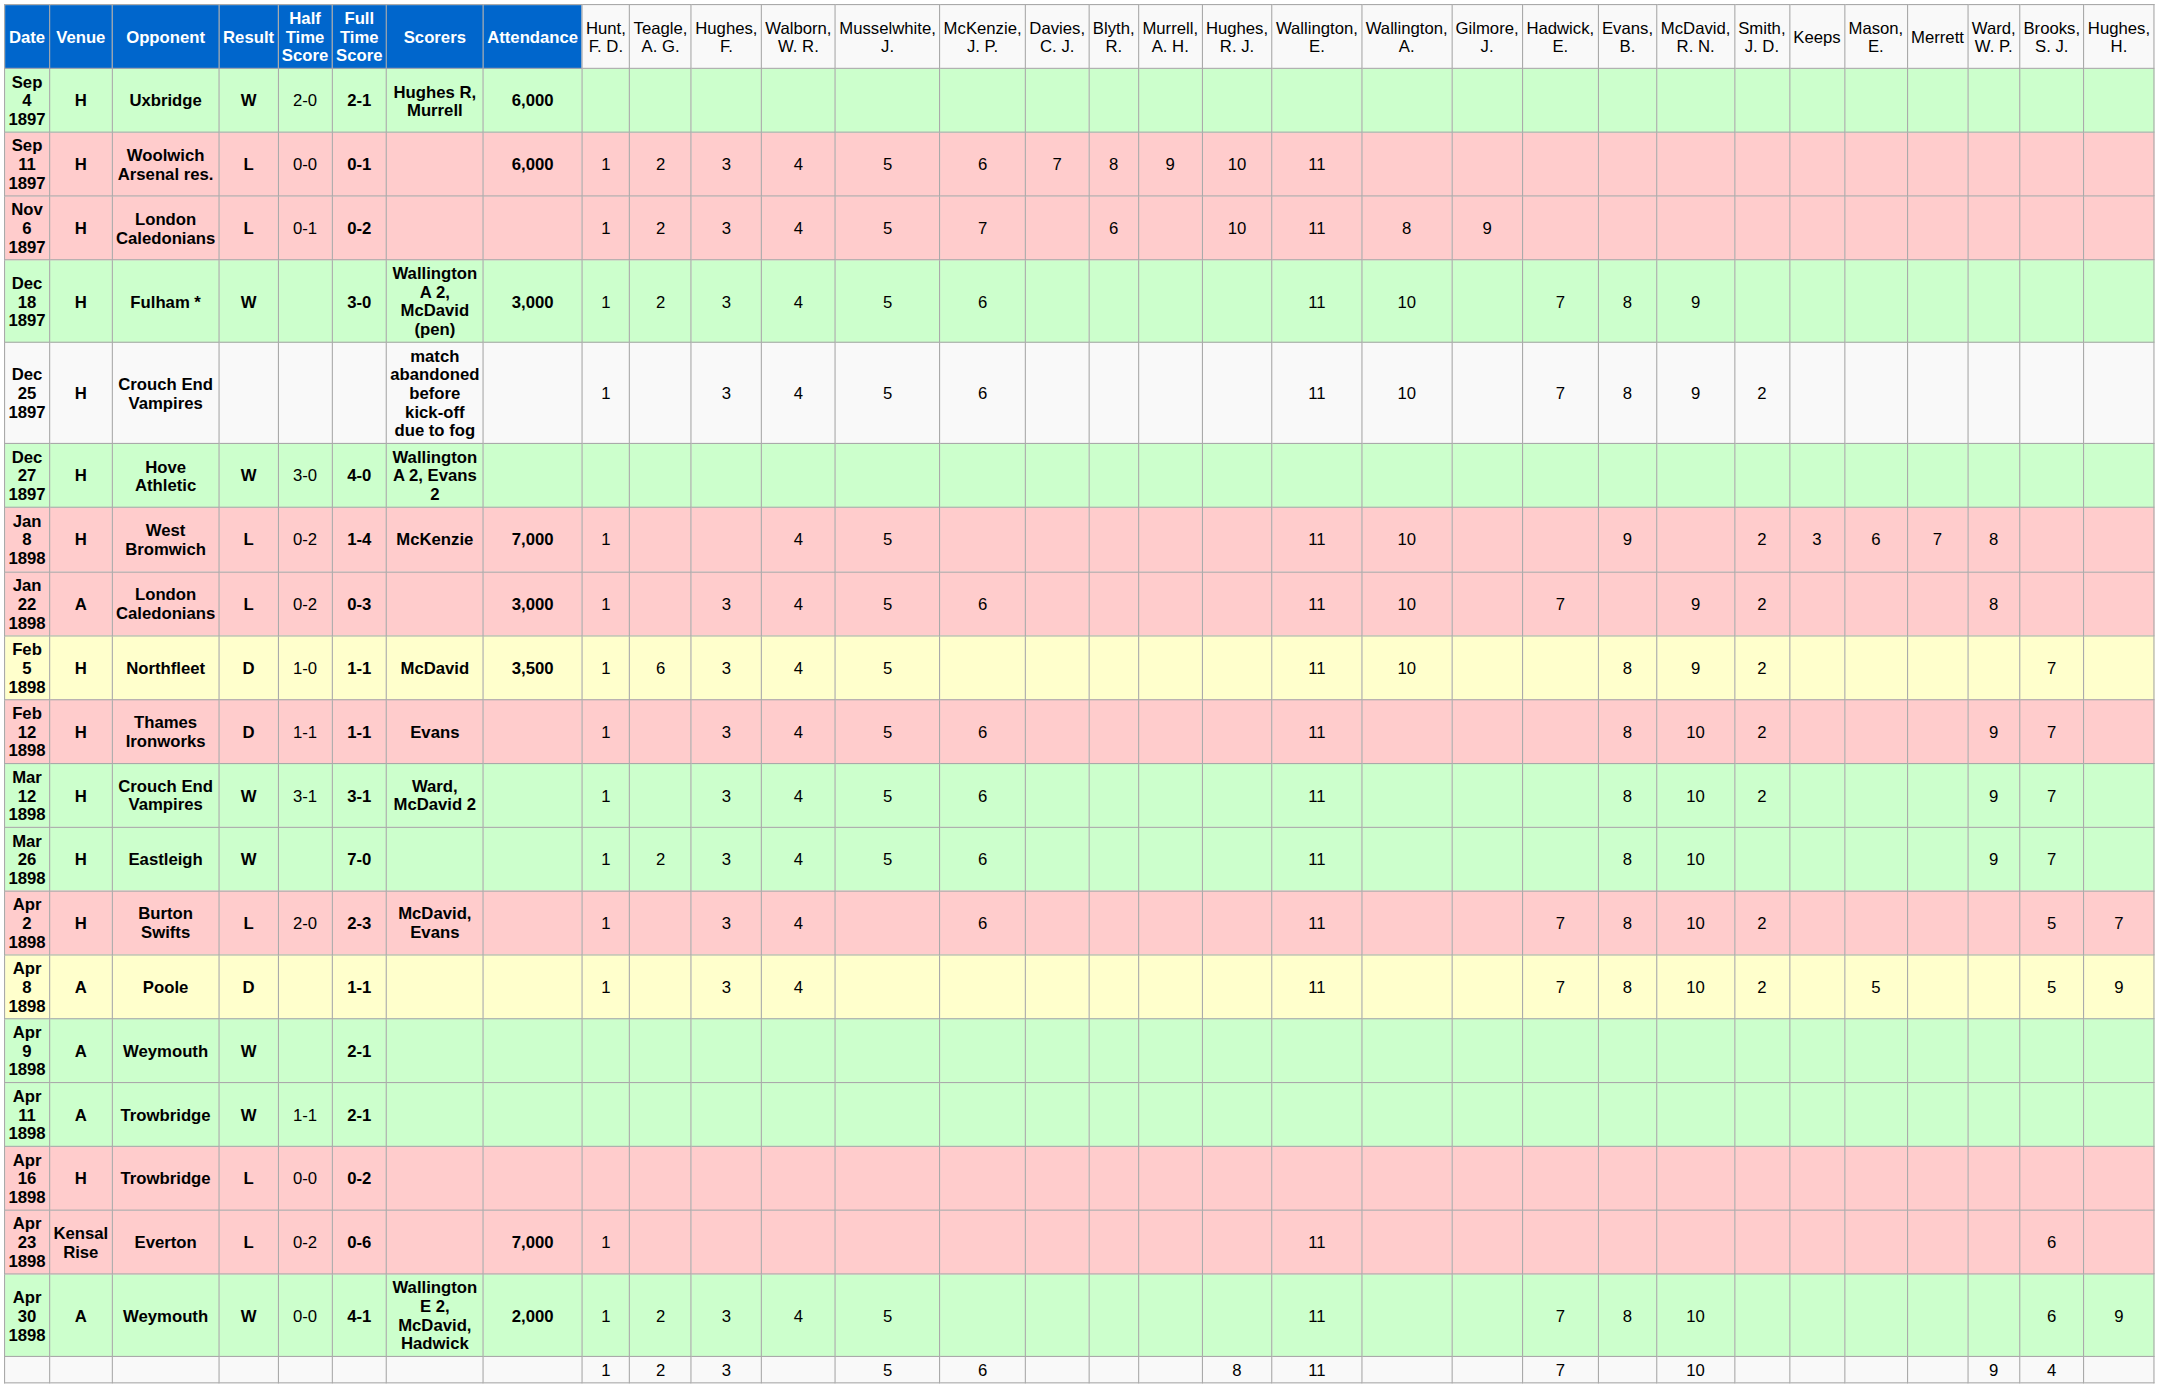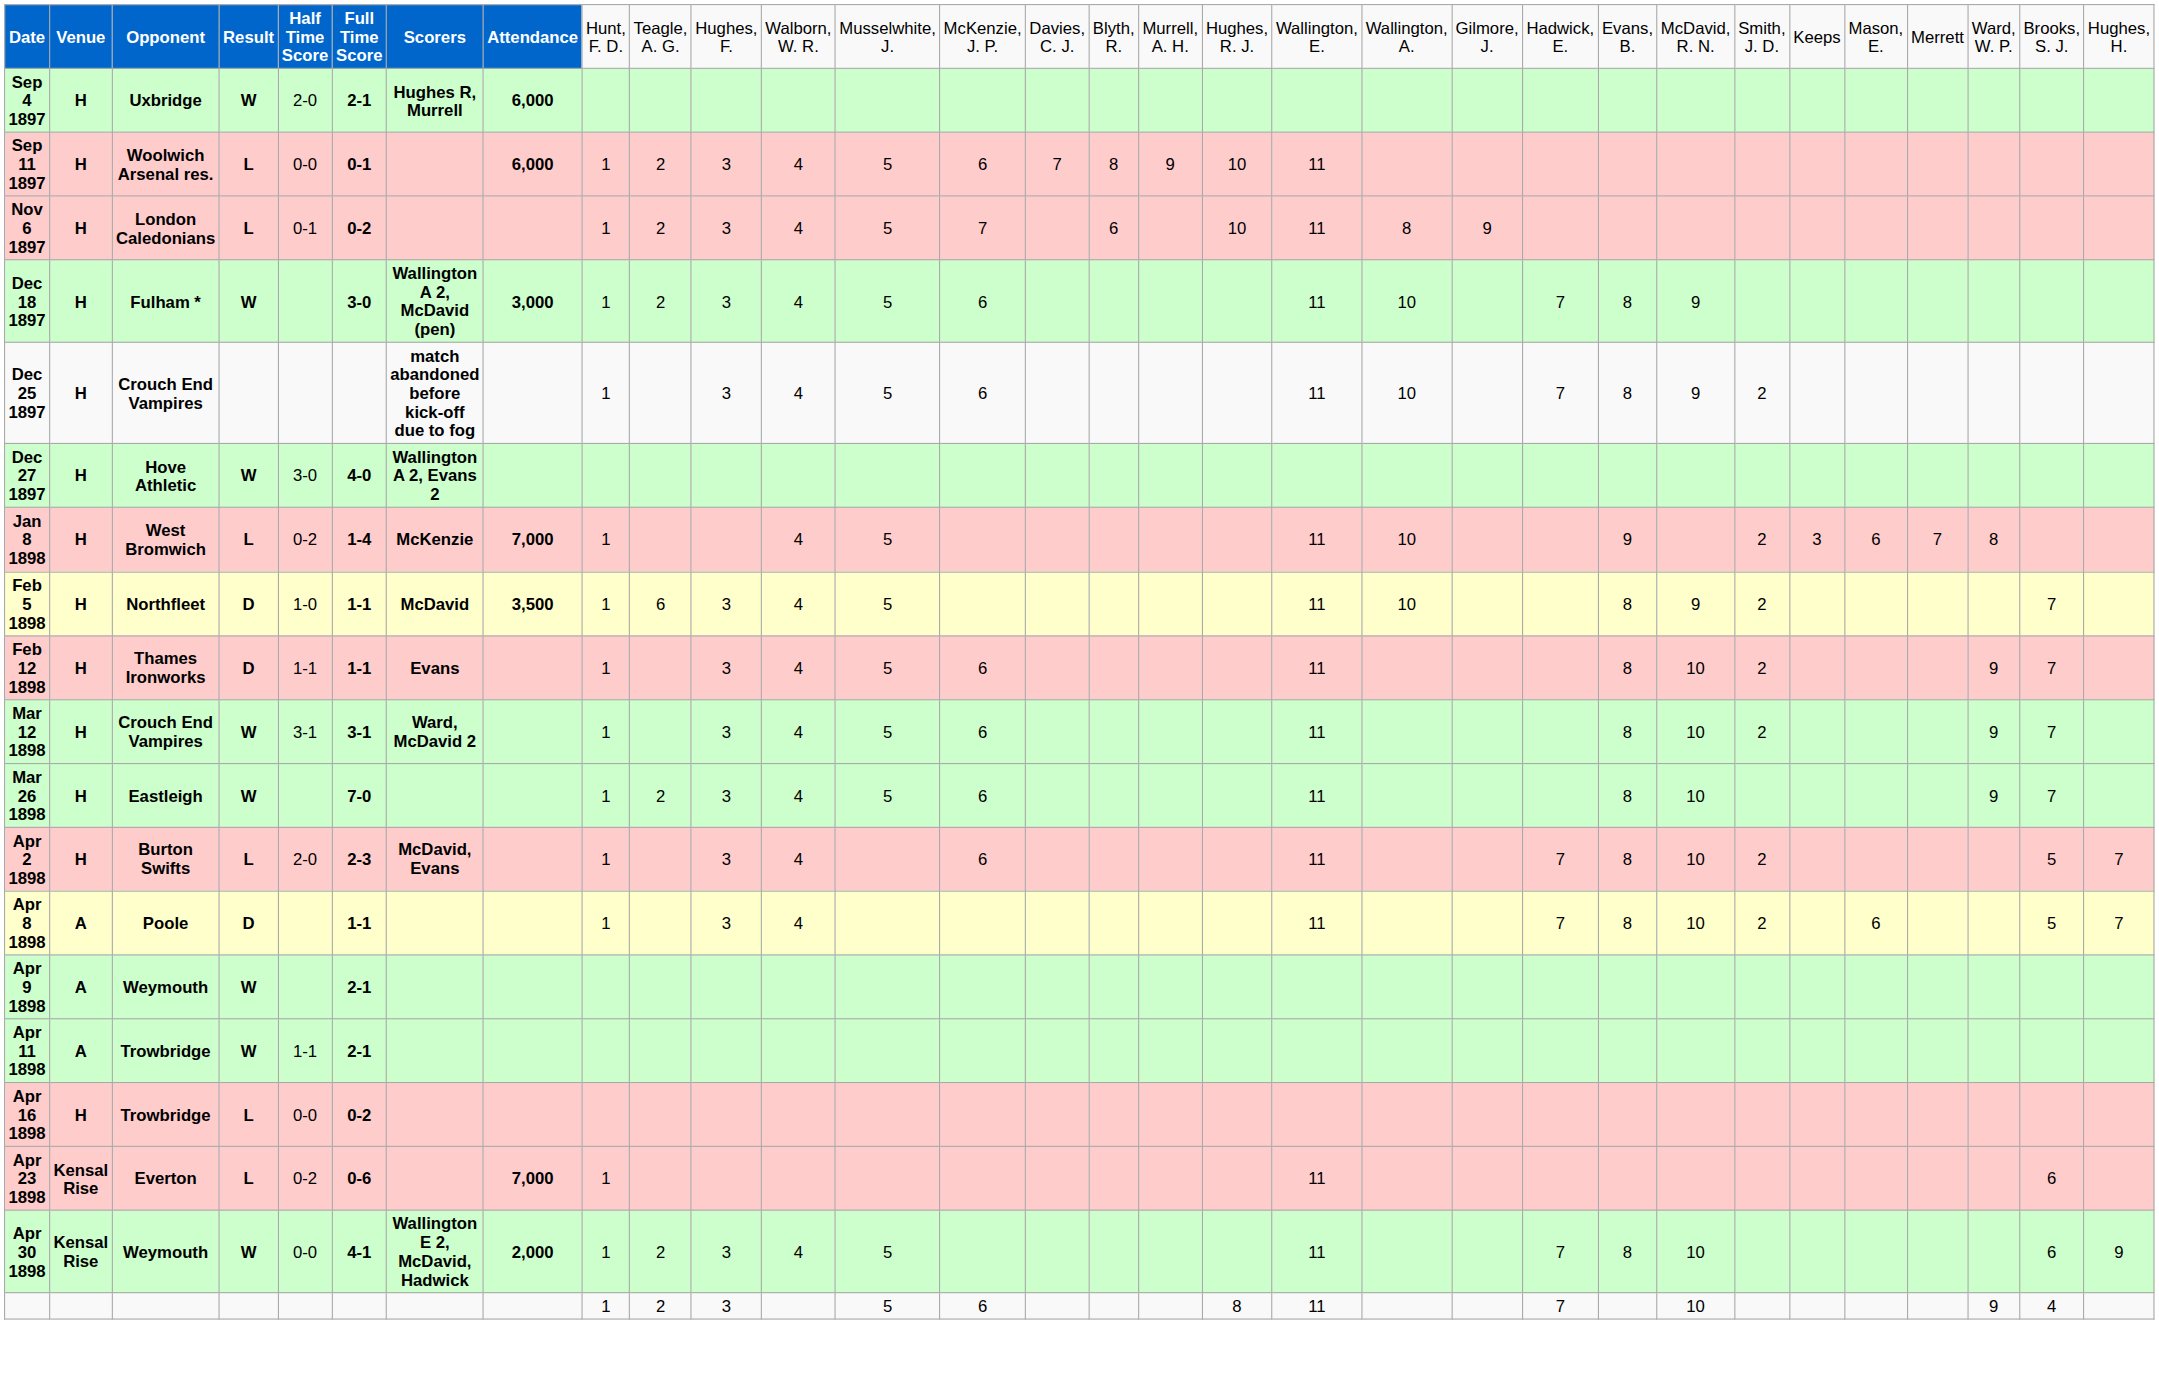- row: (27, 604)
(1876, 987) 5 -> (1876, 923) 6
(2119, 987) 9 -> (2119, 923) 7
(81, 1316) A -> (81, 1252) Kensal Rise
